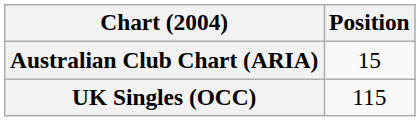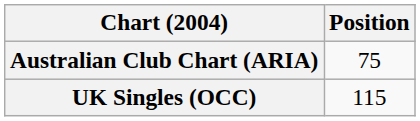(369, 60) 15 -> (369, 60) 75
